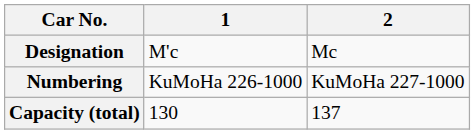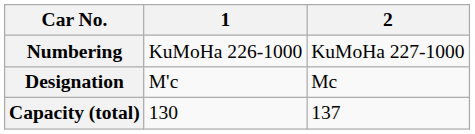rows swapped: (74, 50) <-> (74, 81)
